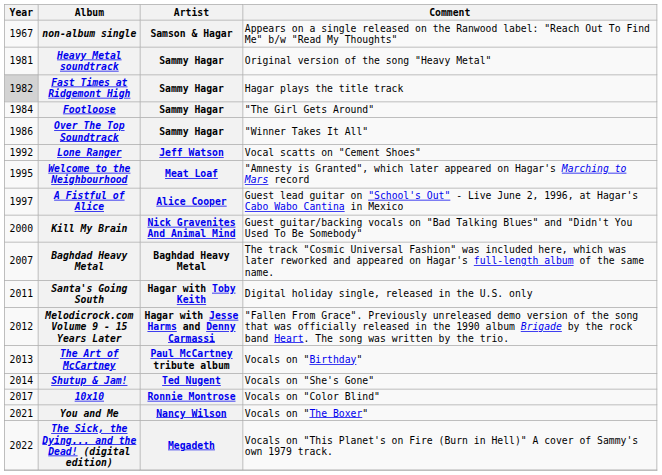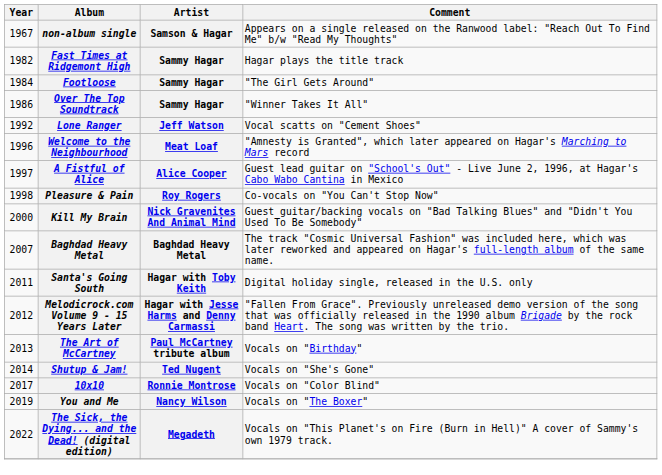- row: (89, 61)
(21, 88) lightgrey background -> (21, 61) no background
(21, 174) 1995 -> (21, 147) 1996
+ row: (89, 196)
(21, 413) 2021 -> (21, 402) 2019
